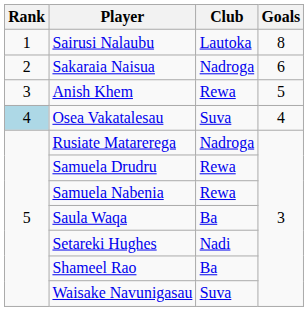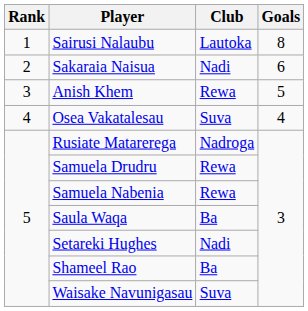(227, 67) Nadroga -> (215, 67) Nadi
(27, 117) lightblue background -> (27, 117) no background
